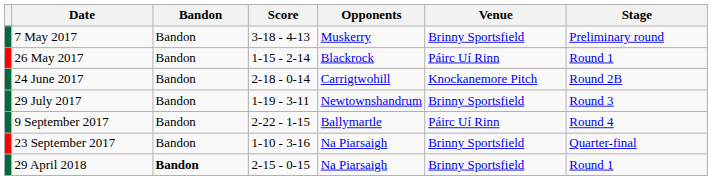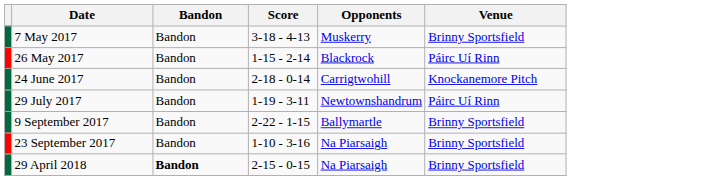- column: (637, 15)
(476, 101) Brinny Sportsfield -> (464, 101) Páirc Uí Rinn
(464, 122) Páirc Uí Rinn -> (476, 122) Brinny Sportsfield
